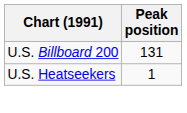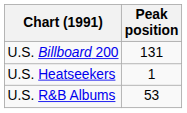+ row: (62, 96)
